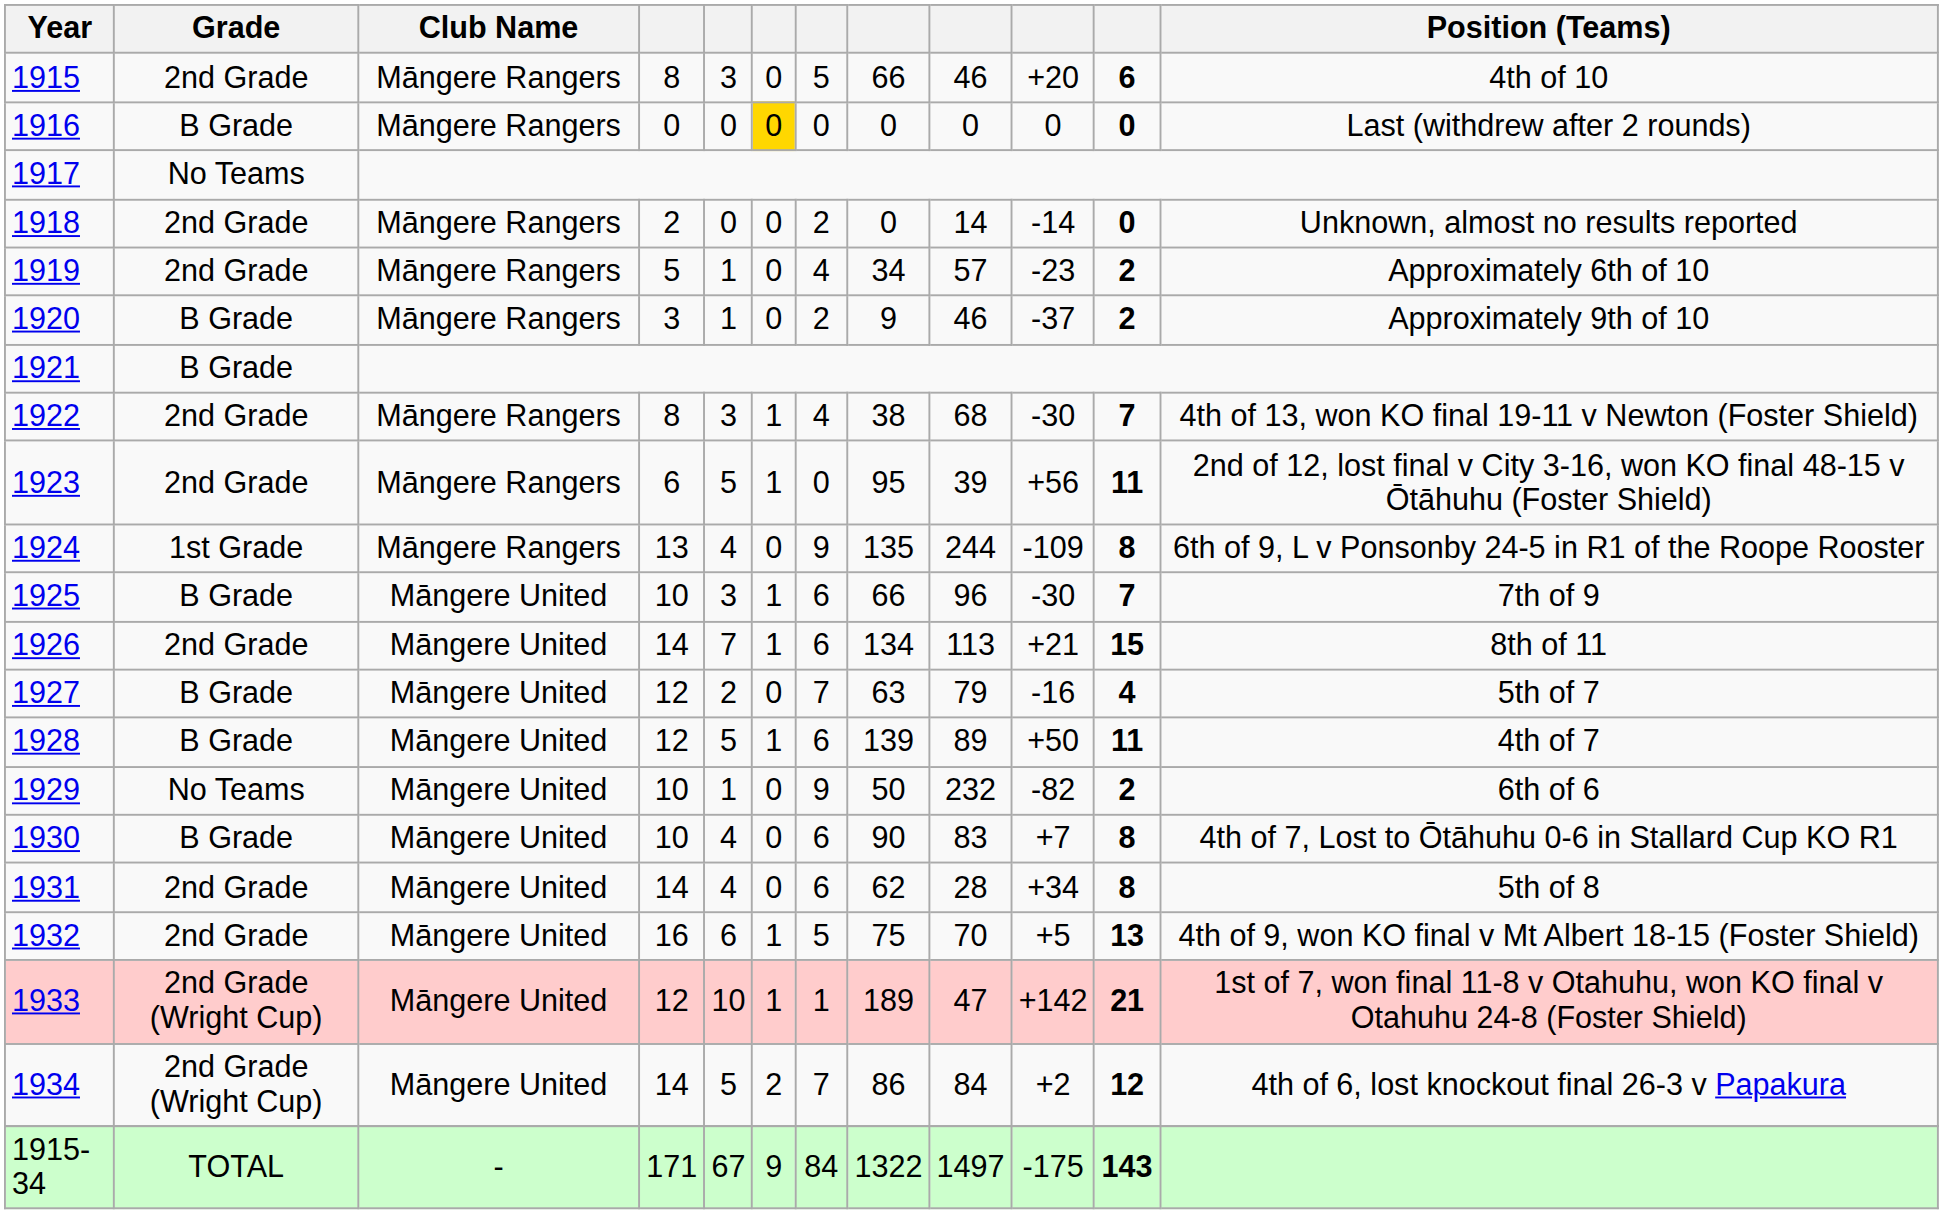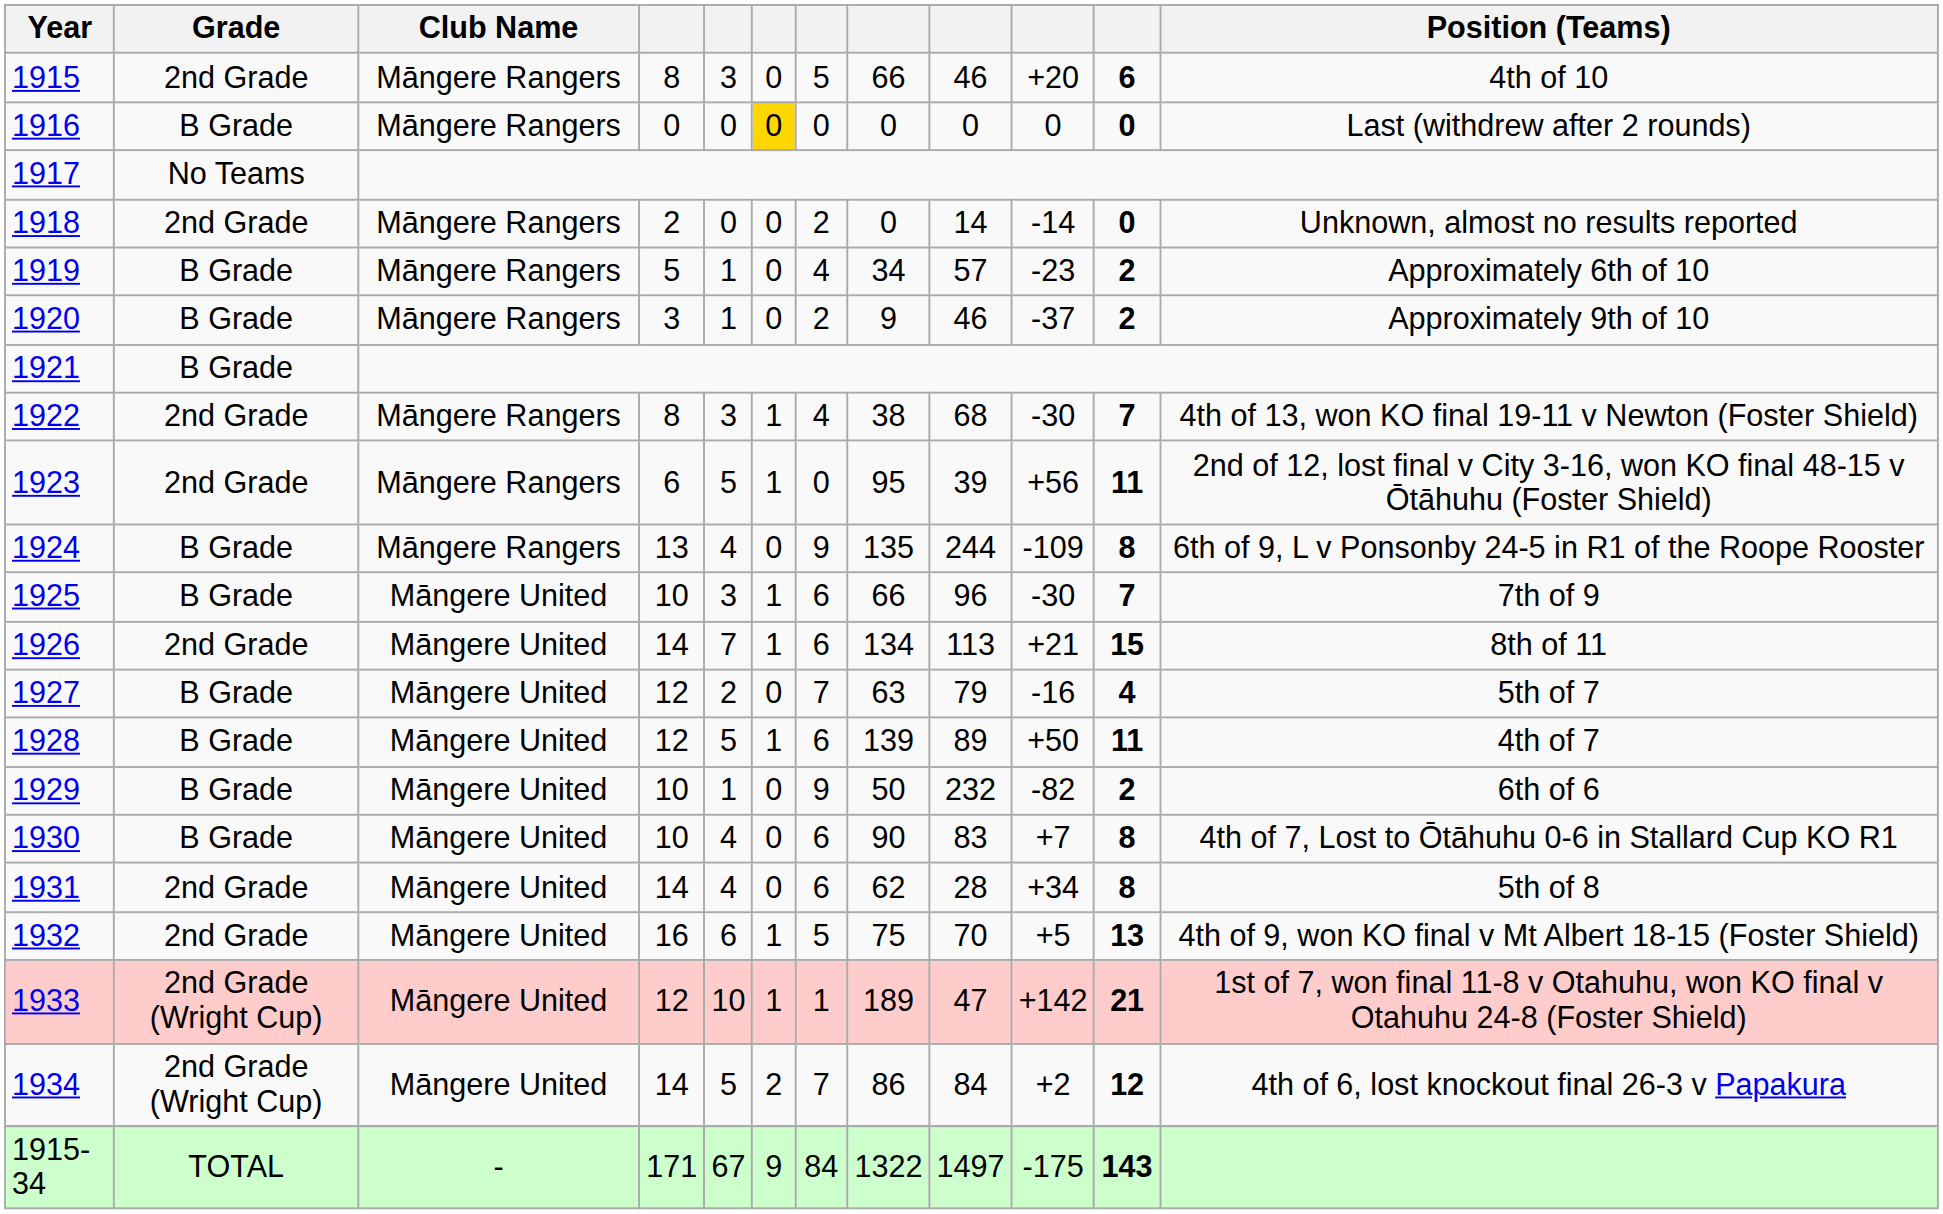(236, 271) 2nd Grade -> (236, 271) B Grade
(236, 547) 1st Grade -> (236, 547) B Grade
(236, 790) No Teams -> (236, 790) B Grade
